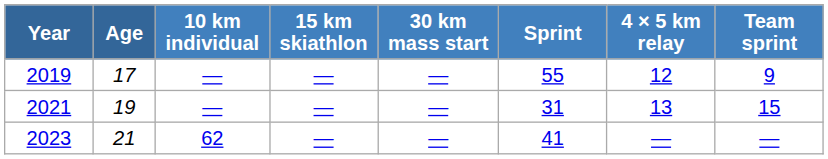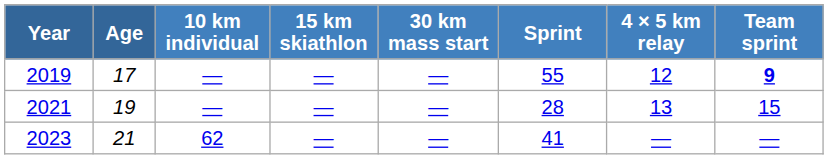(769, 75) normal -> (769, 75) bold
(553, 107) 31 -> (553, 107) 28
